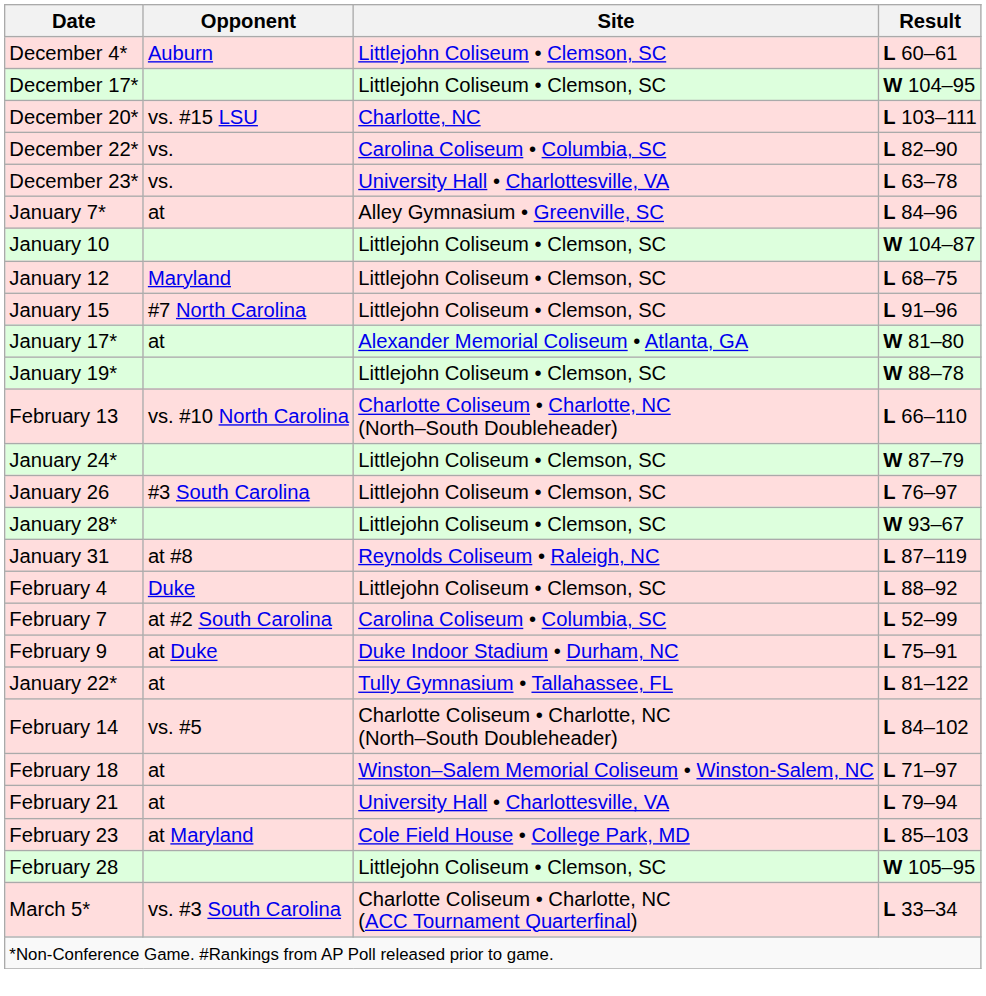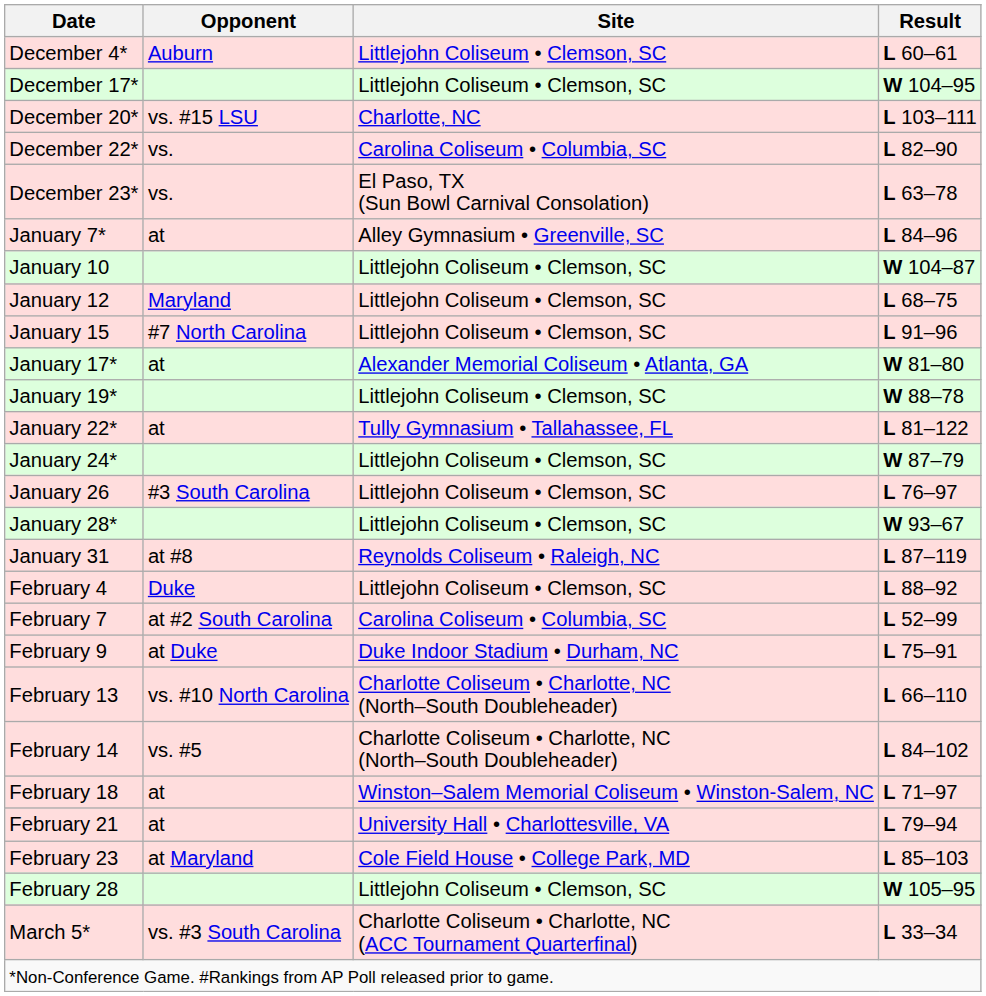(514, 181) University Hall • Charlottesville, VA -> (504, 192) El Paso, TX (Sun Bowl Carnival Consolation)
rows swapped: (63, 684) <-> (64, 416)
